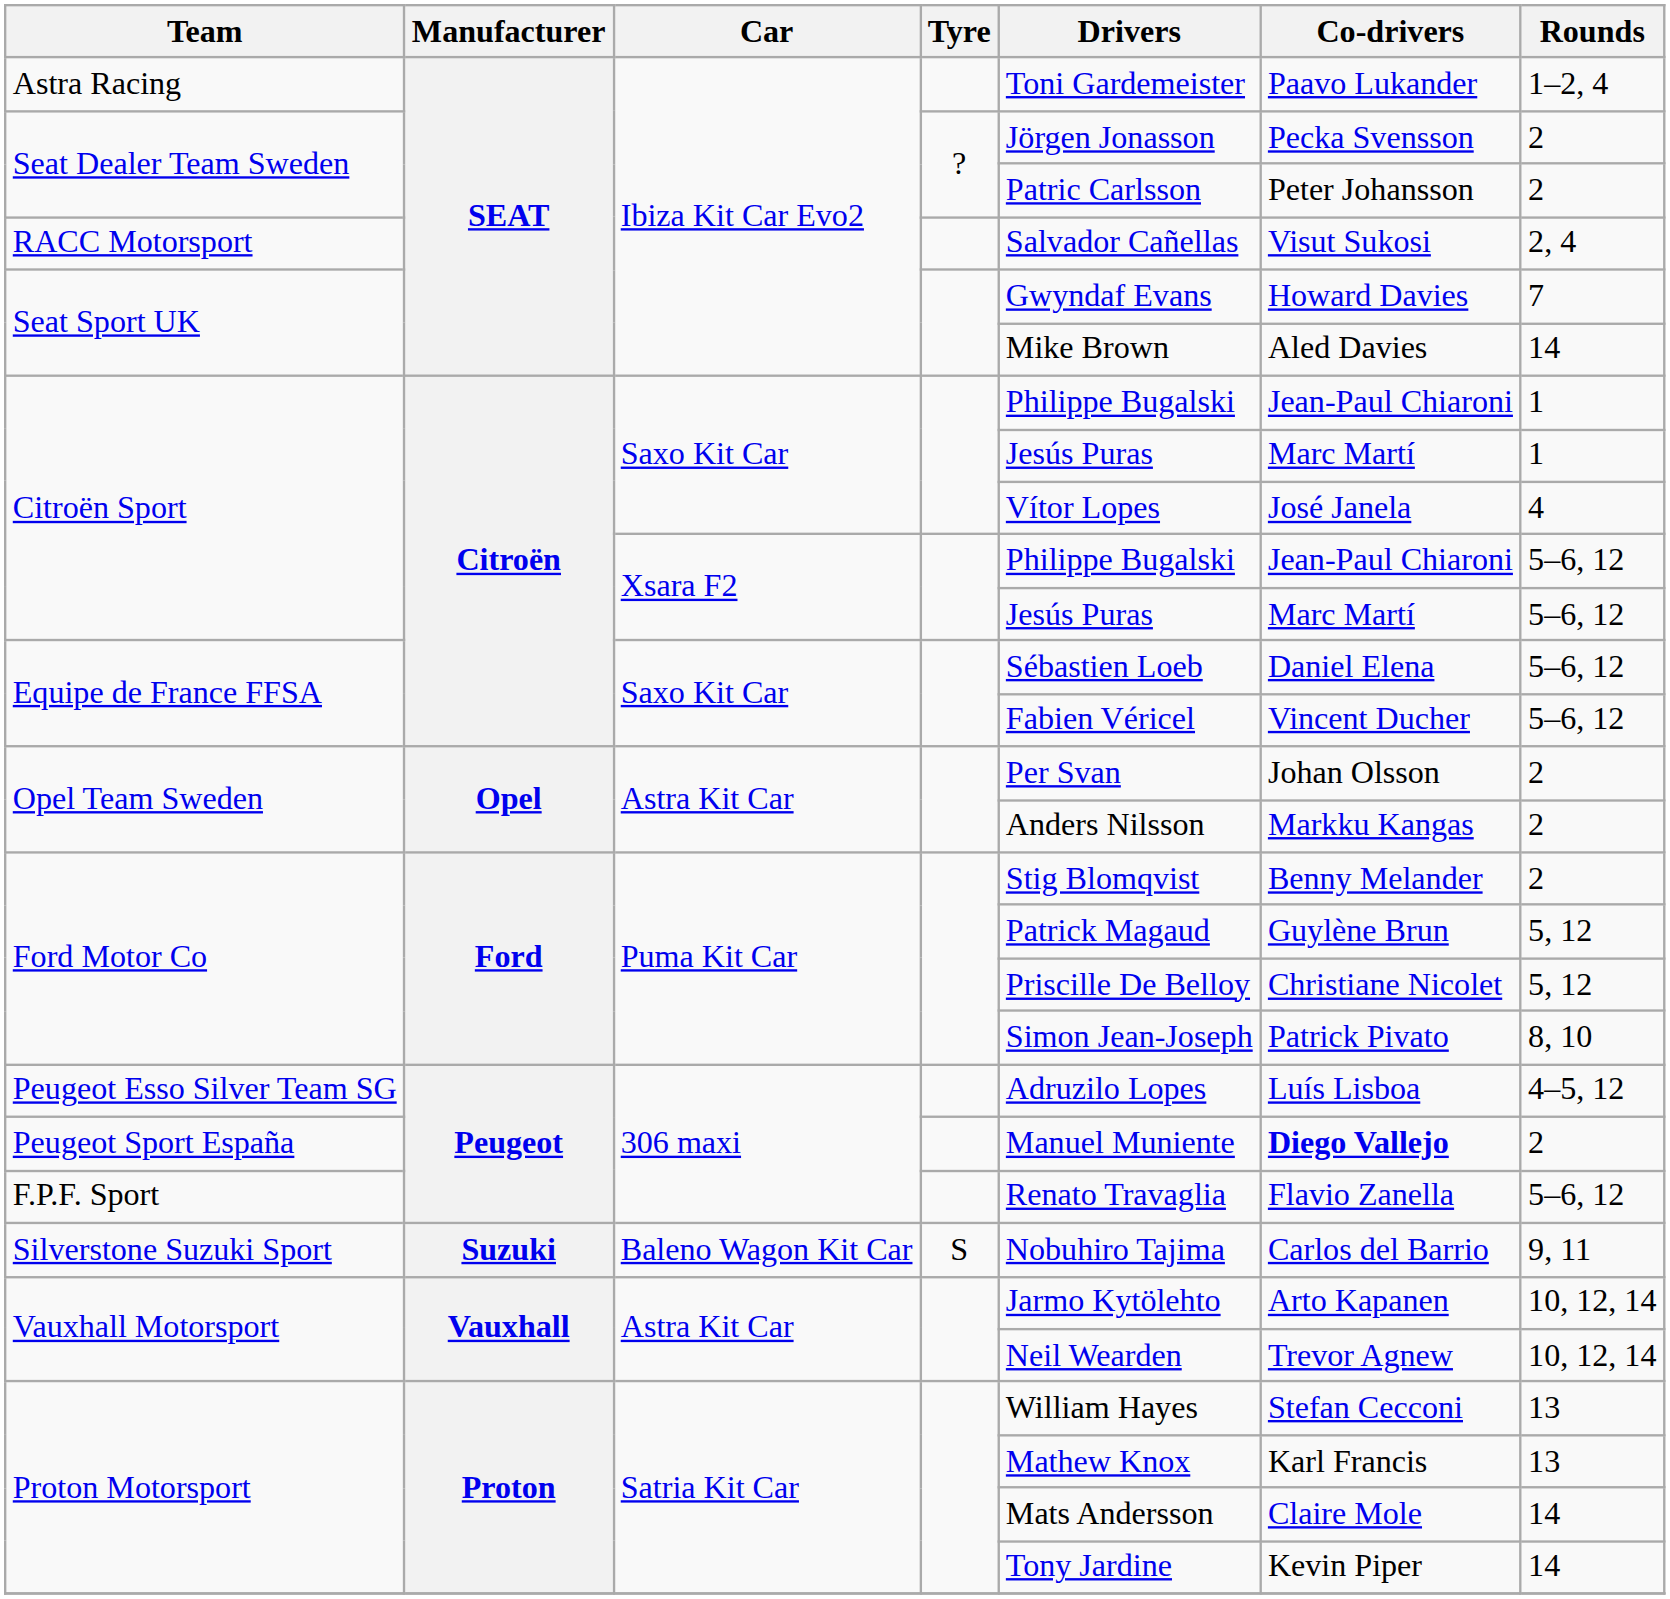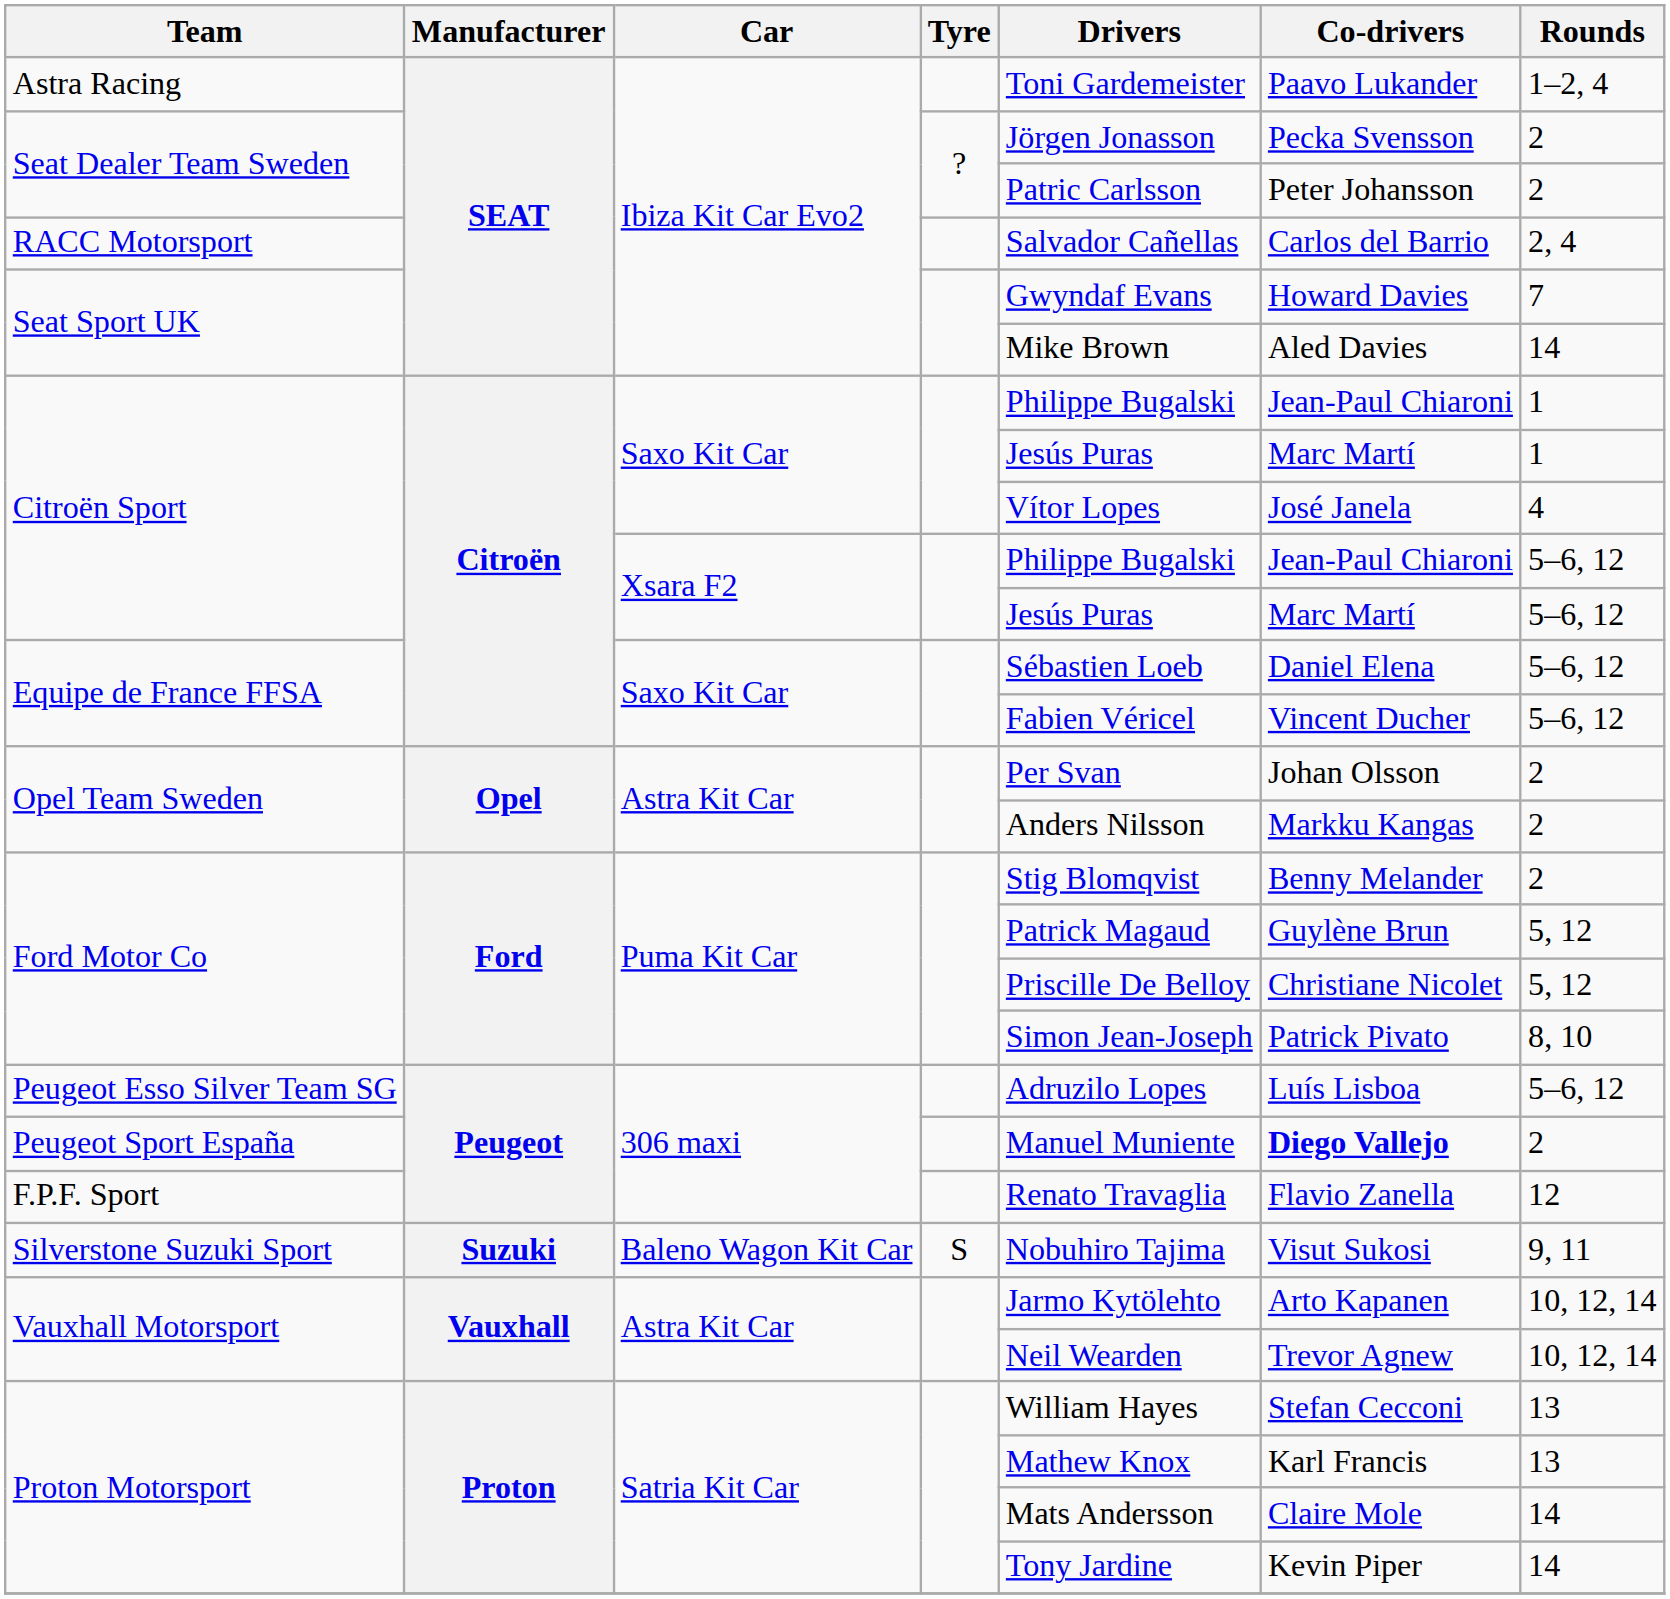(1349, 242) Visut Sukosi -> (1378, 242) Carlos del Barrio
(1576, 1089) 4–5, 12 -> (1576, 1089) 5–6, 12
(1576, 1195) 5–6, 12 -> (1544, 1195) 12
(1378, 1248) Carlos del Barrio -> (1349, 1248) Visut Sukosi
